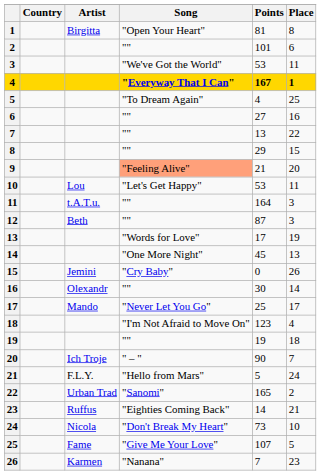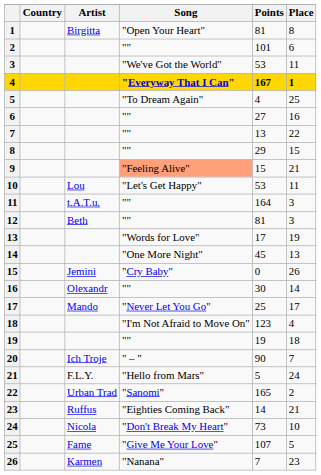(260, 168) 21 -> (260, 168) 15
(294, 168) 20 -> (294, 168) 21
(260, 220) 87 -> (260, 220) 81
